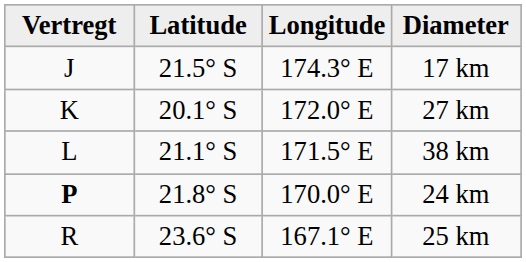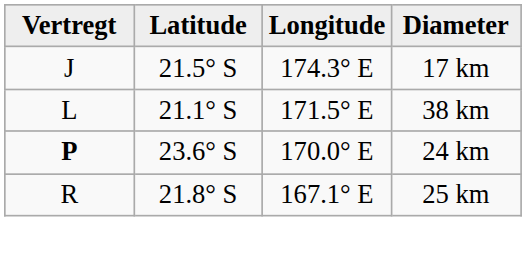- row: (456, 109)
(198, 194) 21.8° S -> (198, 151) 23.6° S
(198, 236) 23.6° S -> (198, 194) 21.8° S
